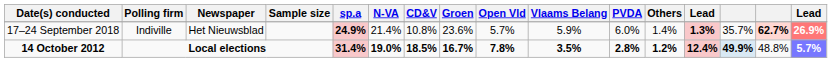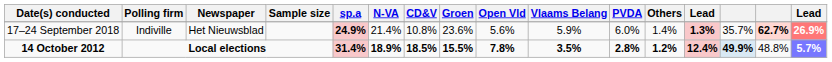(502, 30) 5.7% -> (502, 30) 5.6%
(386, 48) 19.0% -> (386, 48) 18.9%
(458, 48) 16.7% -> (458, 48) 15.5%
